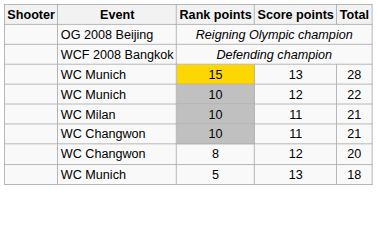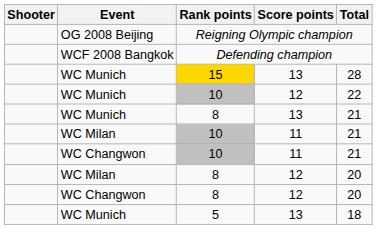+ row: (93, 114)
+ row: (88, 174)
